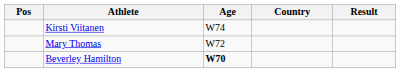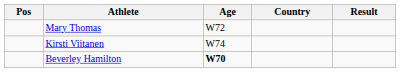rows swapped: (73, 43) <-> (75, 28)
